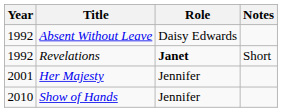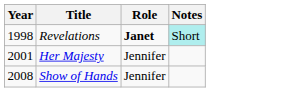- row: (96, 35)
(20, 55) 1992 -> (20, 35) 1998
(257, 55) no background -> (186, 35) paleturquoise background
(20, 96) 2010 -> (20, 76) 2008
